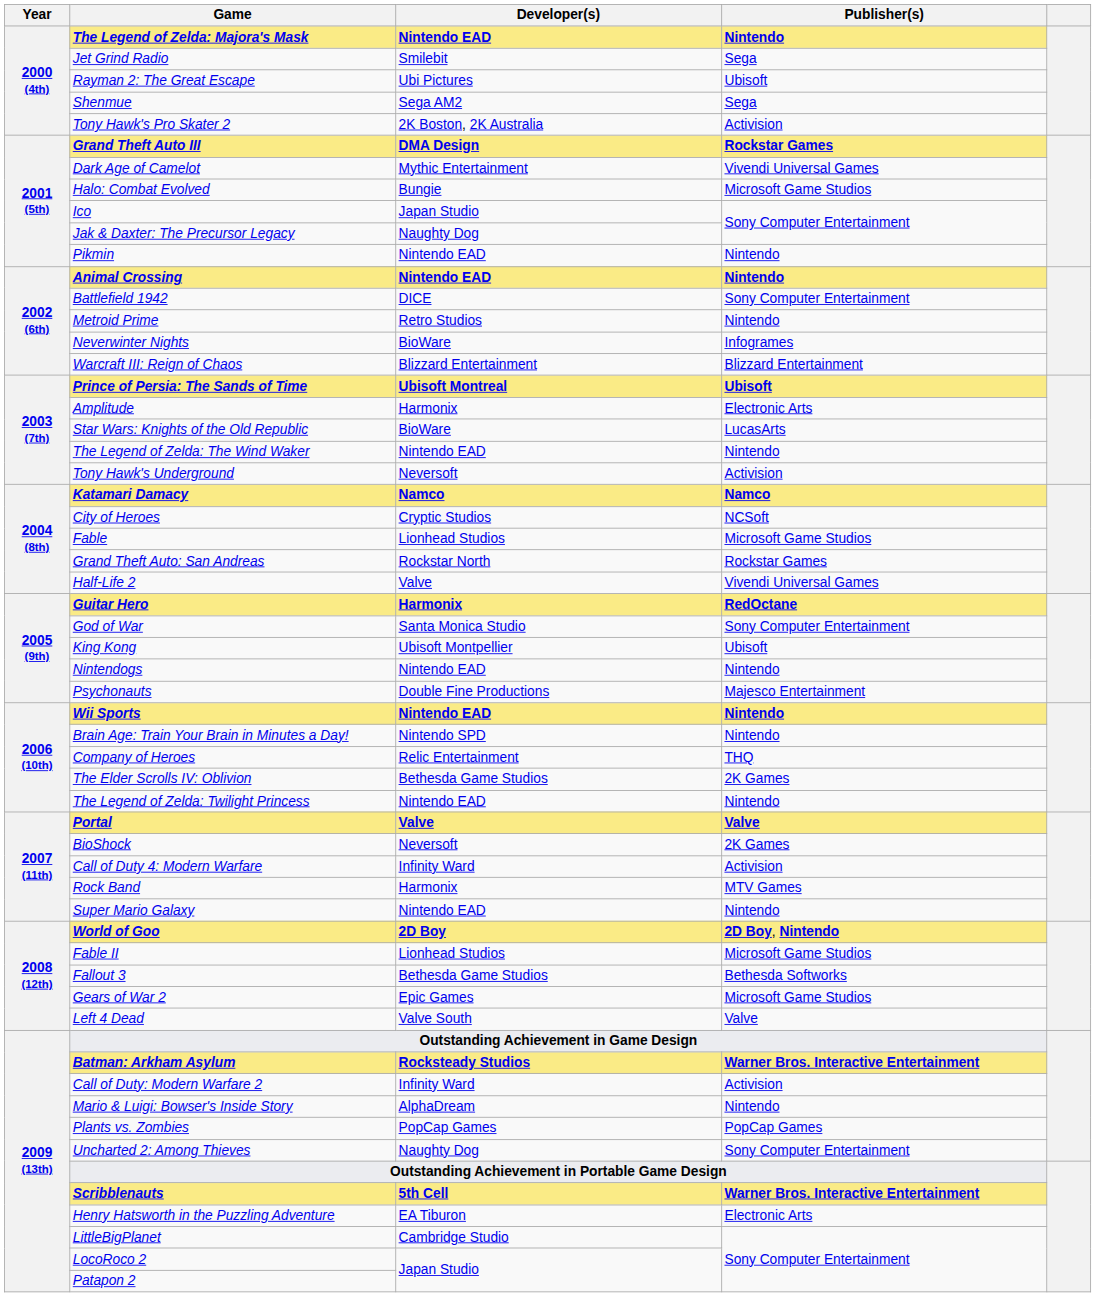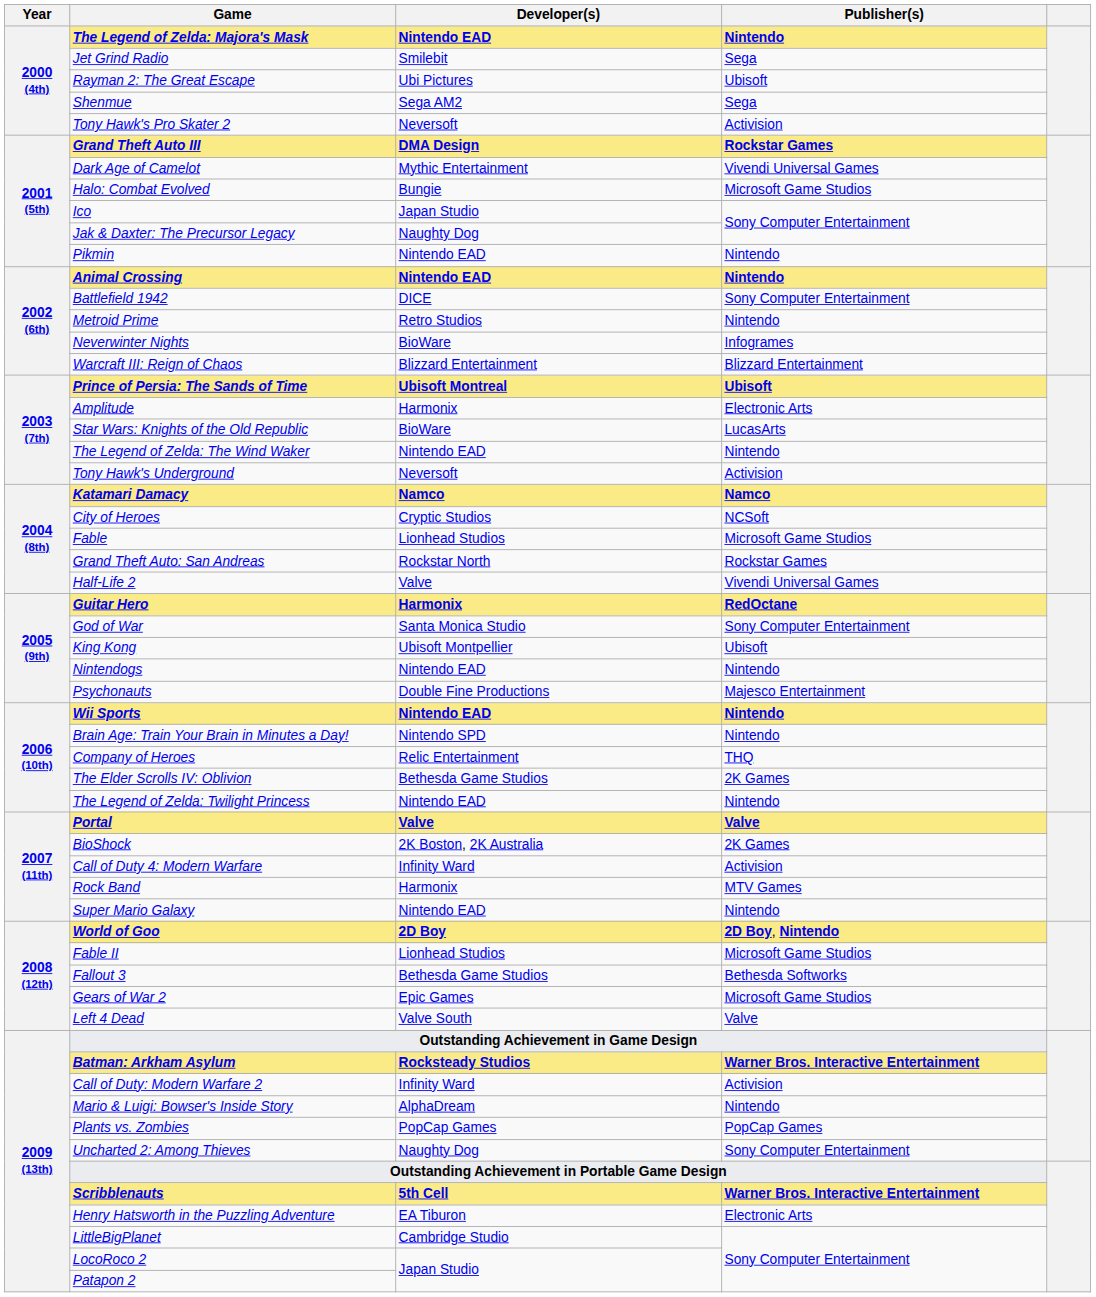(471, 124) 2K Boston, 2K Australia -> (428, 124) Neversoft
(428, 844) Neversoft -> (471, 844) 2K Boston, 2K Australia
